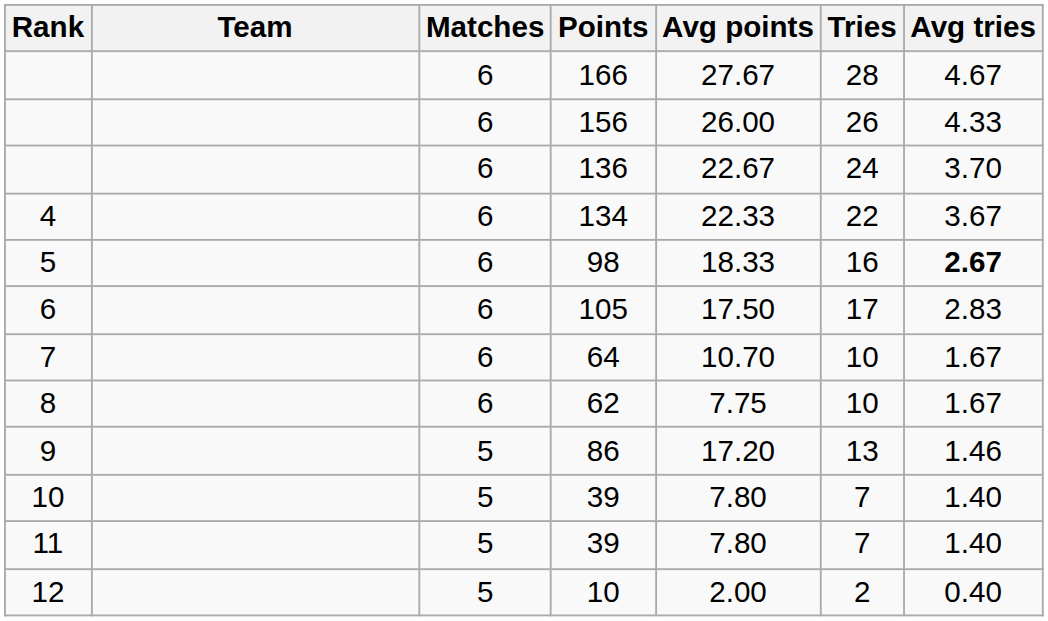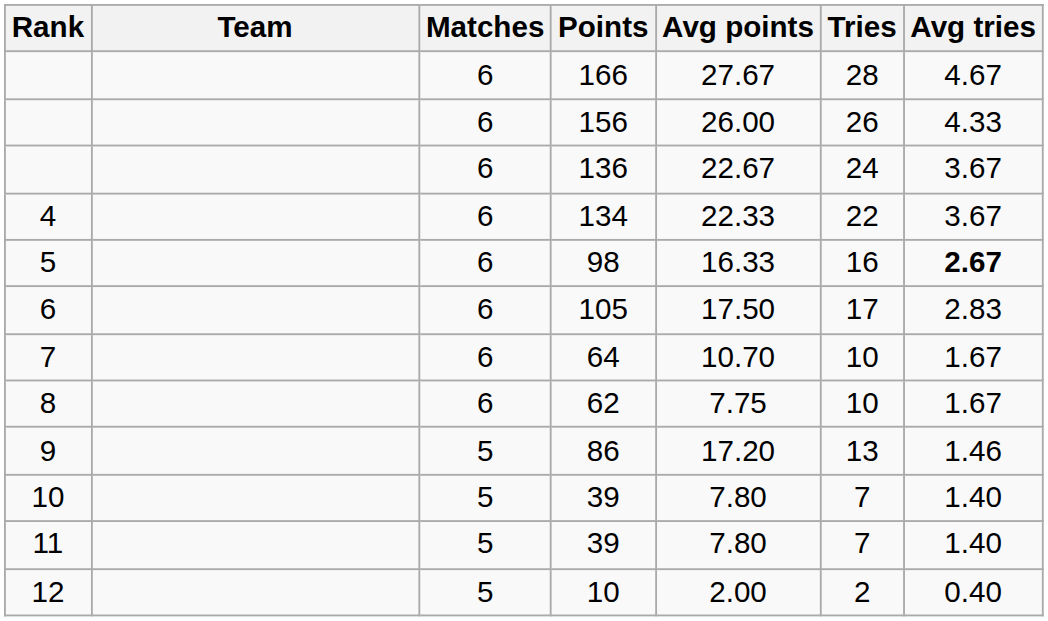(973, 168) 3.70 -> (973, 168) 3.67
(738, 262) 18.33 -> (738, 262) 16.33
